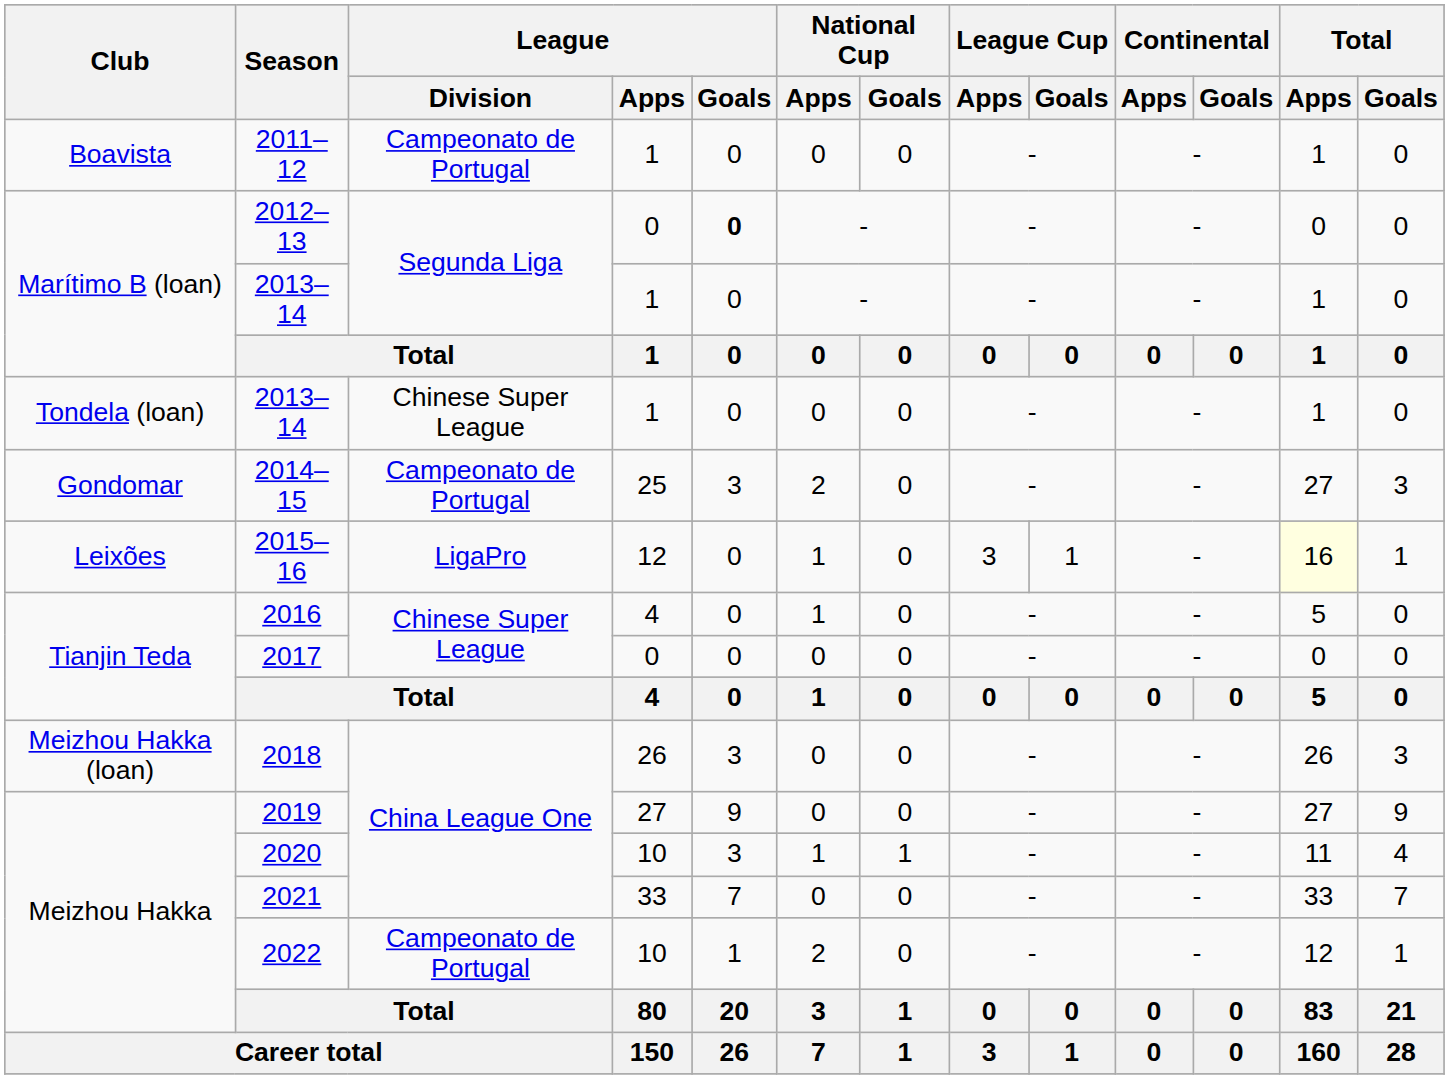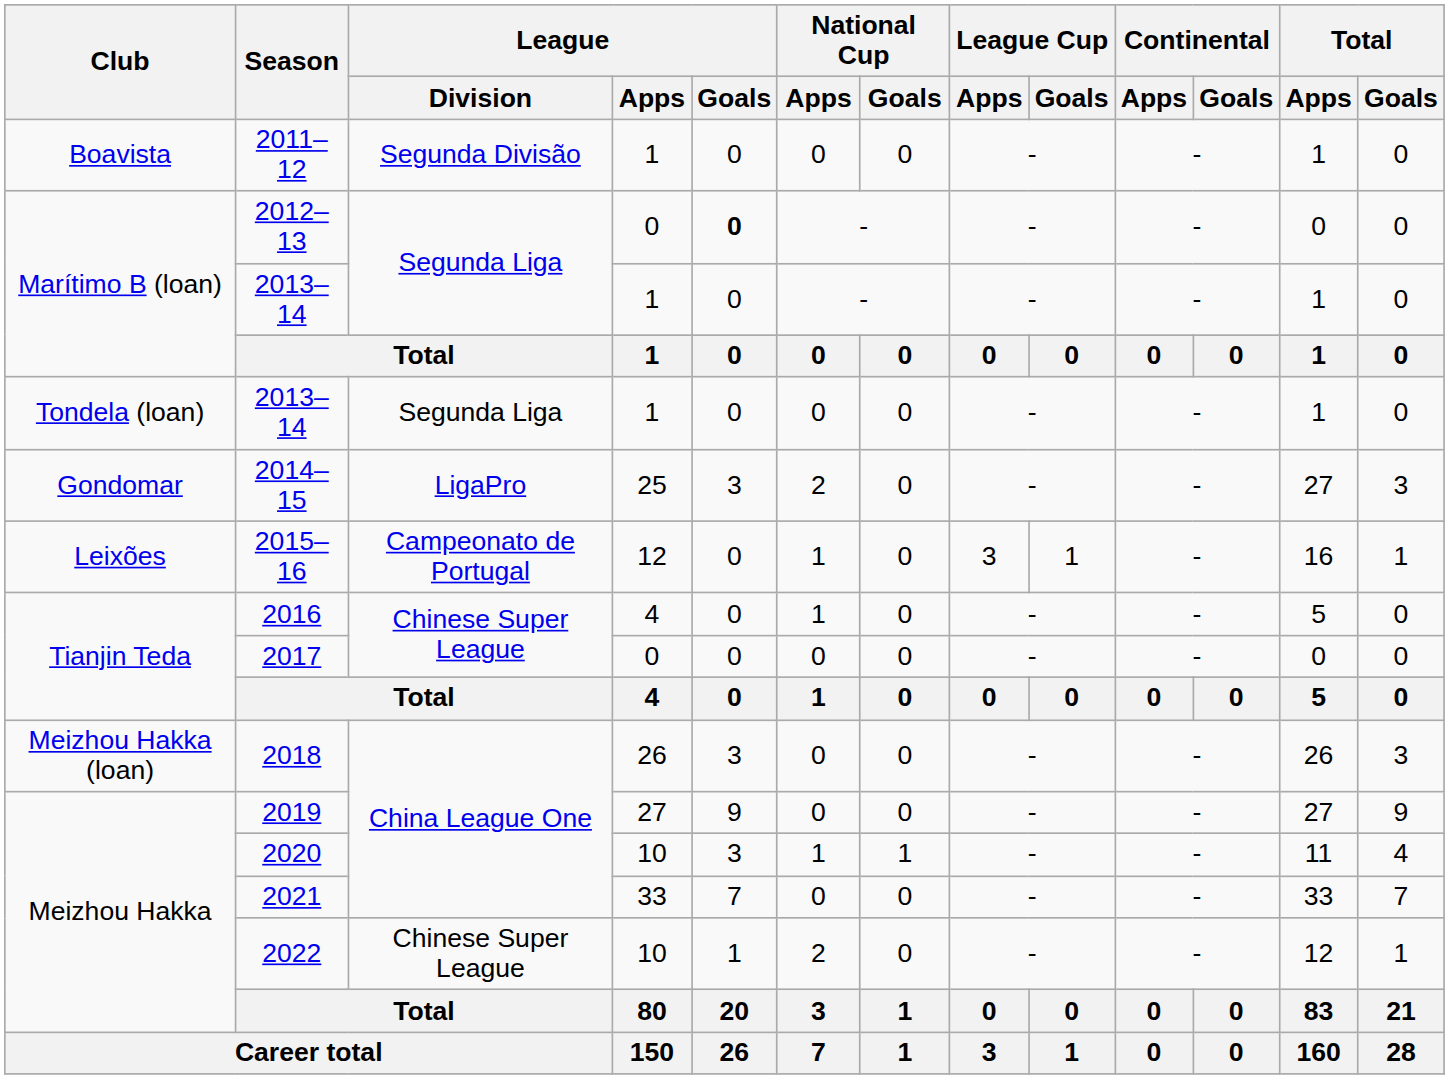(480, 154) Campeonato de Portugal -> (480, 154) Segunda Divisão
(480, 412) Chinese Super League -> (480, 412) Segunda Liga
(480, 484) Campeonato de Portugal -> (480, 484) LigaPro
(480, 556) LigaPro -> (480, 556) Campeonato de Portugal
(1319, 556) lightyellow background -> (1319, 556) no background
(480, 953) Campeonato de Portugal -> (480, 953) Chinese Super League
